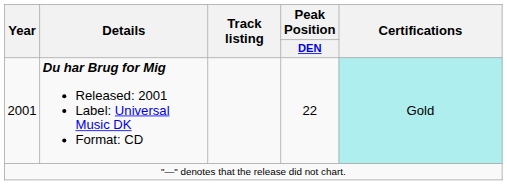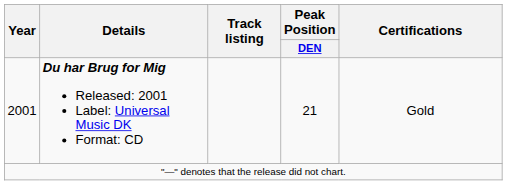(310, 110) 22 -> (310, 110) 21
(420, 110) paleturquoise background -> (420, 110) no background
